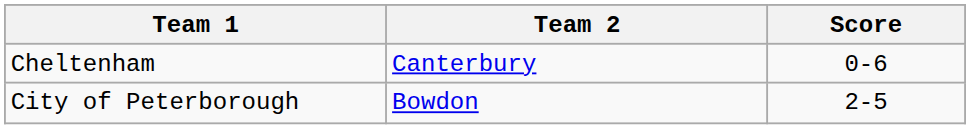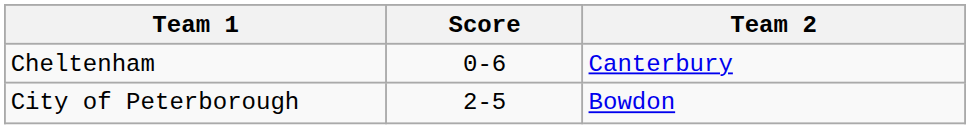columns swapped: (577, 25) <-> (866, 25)
